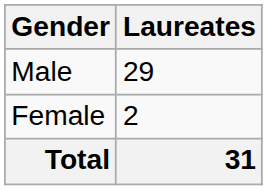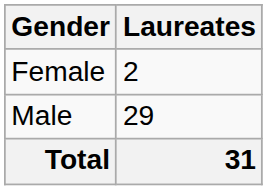rows swapped: (42, 71) <-> (58, 116)
